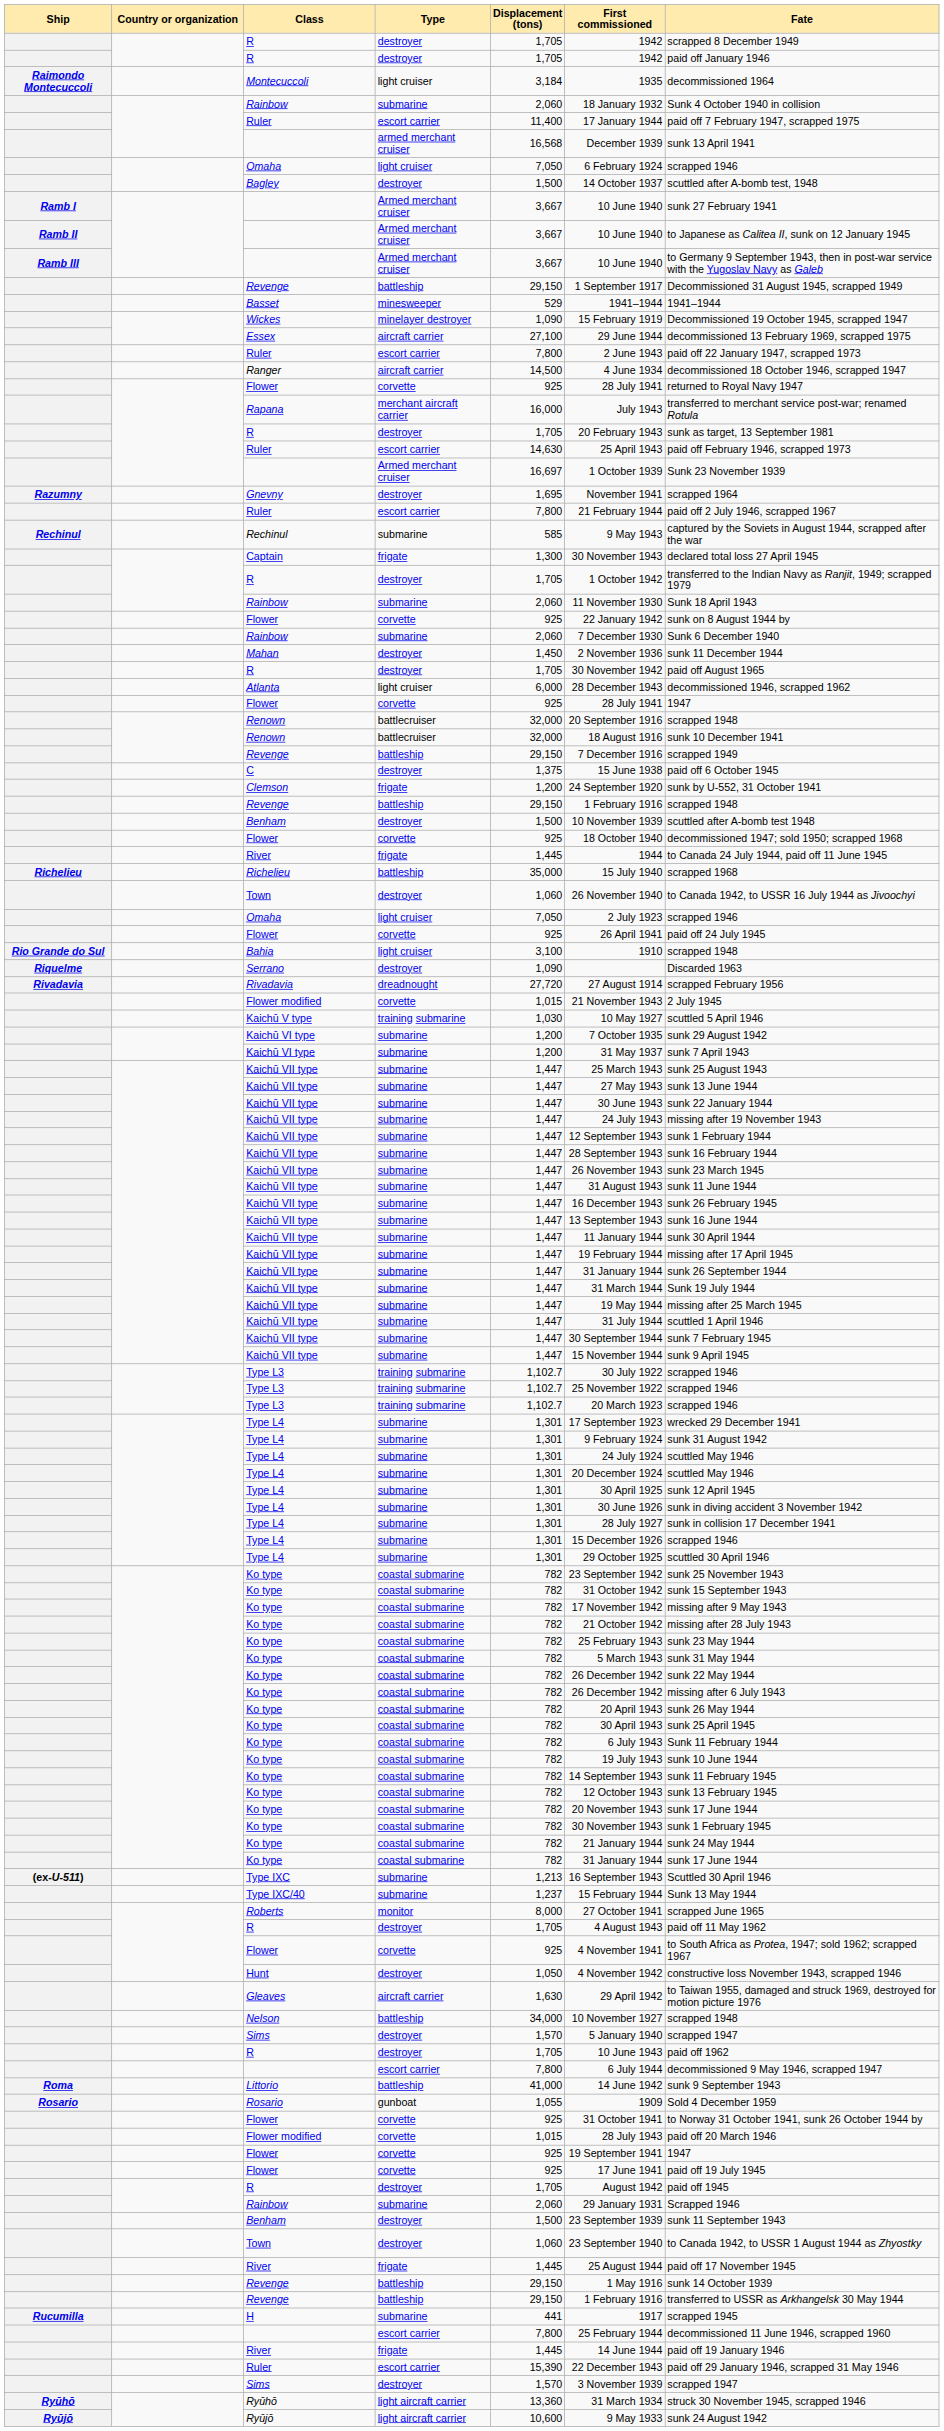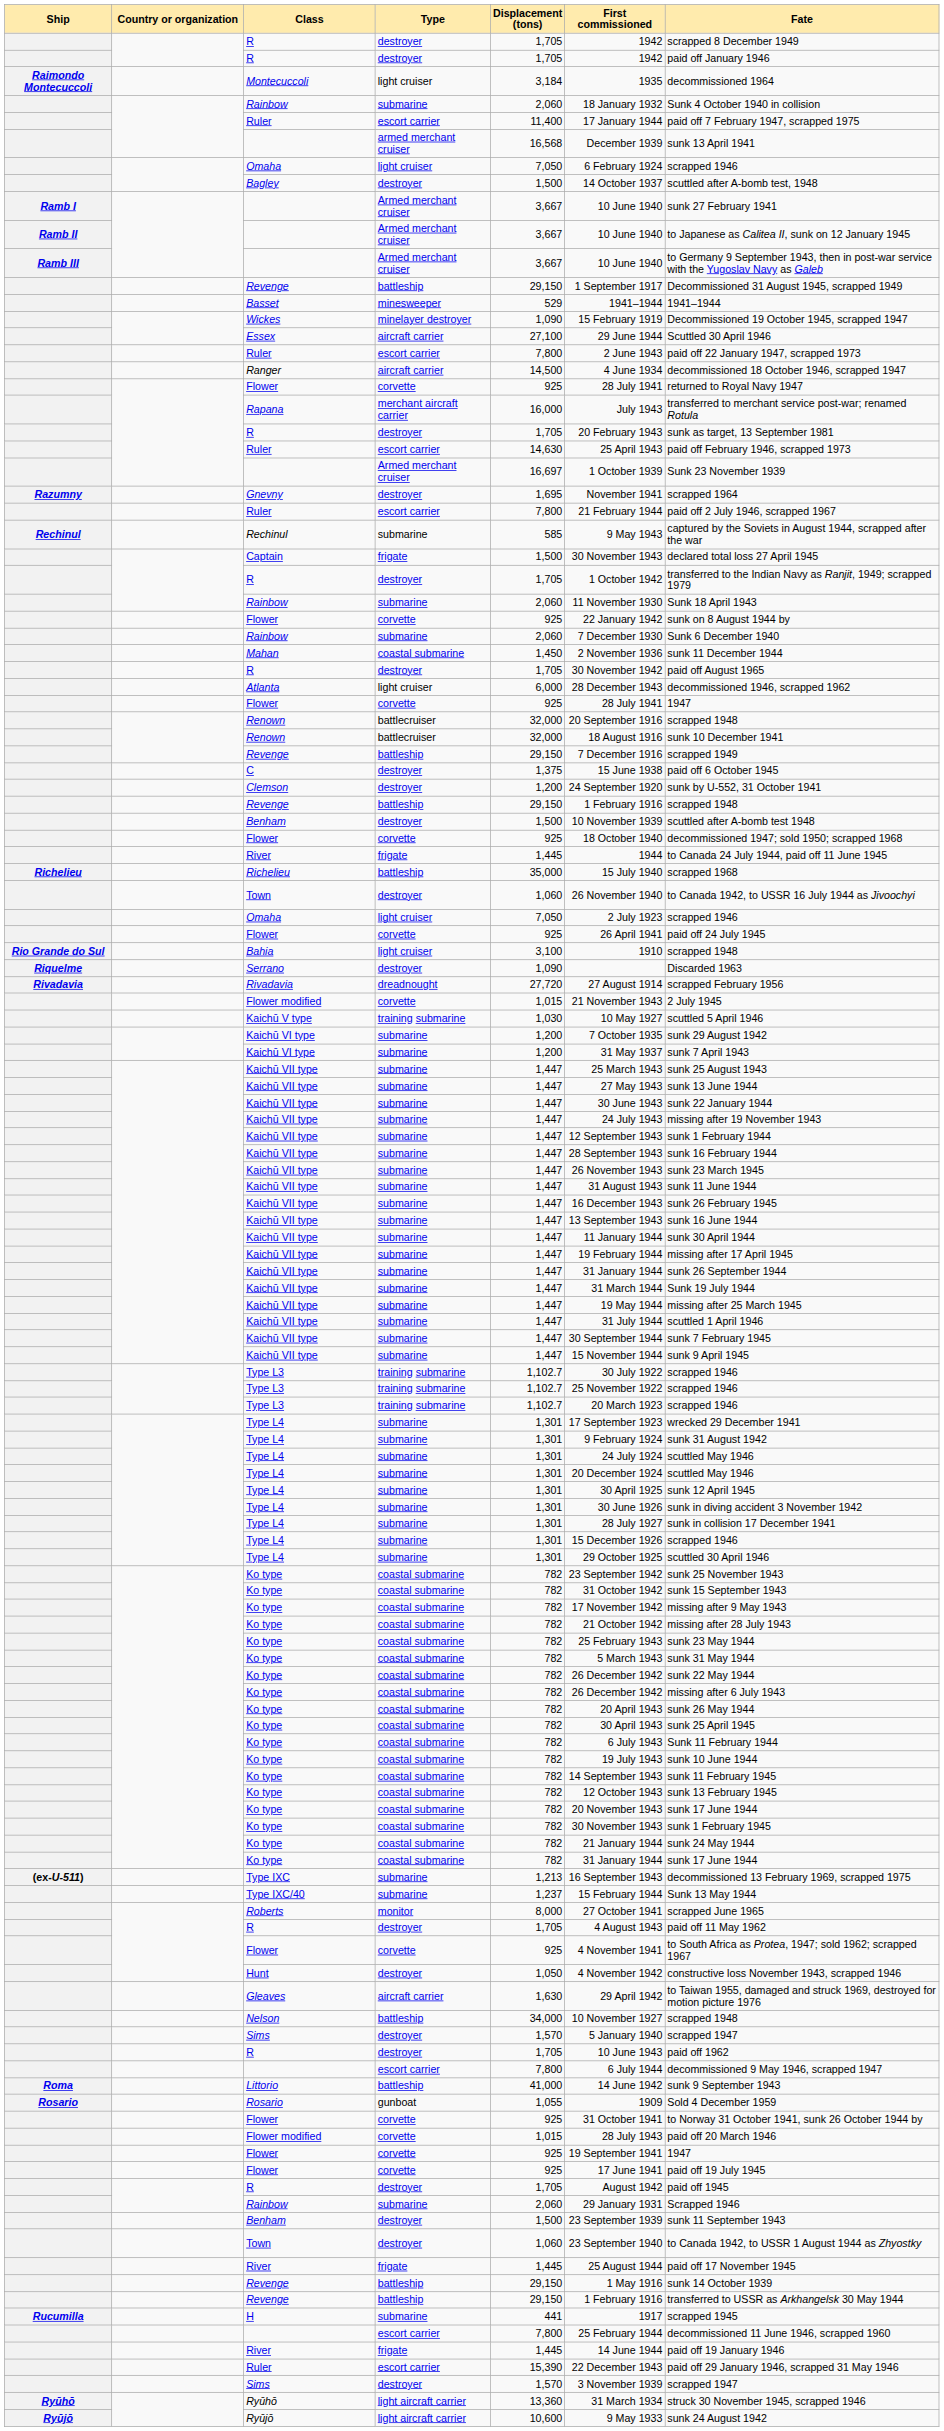(789, 337) decommissioned 13 February 1969, scrapped 1975 -> (719, 337) Scuttled 30 April 1946
(549, 557) 1,300 -> (549, 557) 1,500
(400, 653) destroyer -> (421, 653) coastal submarine
(393, 788) frigate -> (400, 788) destroyer
(719, 1877) Scuttled 30 April 1946 -> (789, 1877) decommissioned 13 February 1969, scrapped 1975
